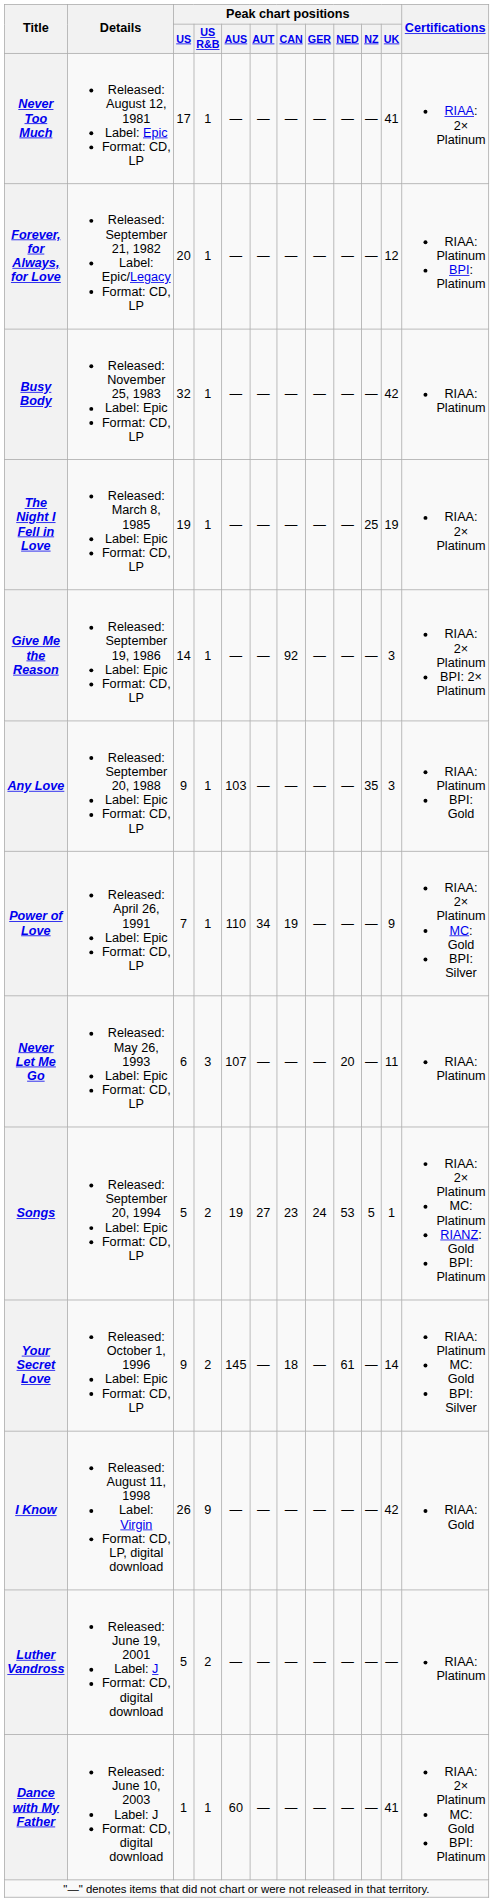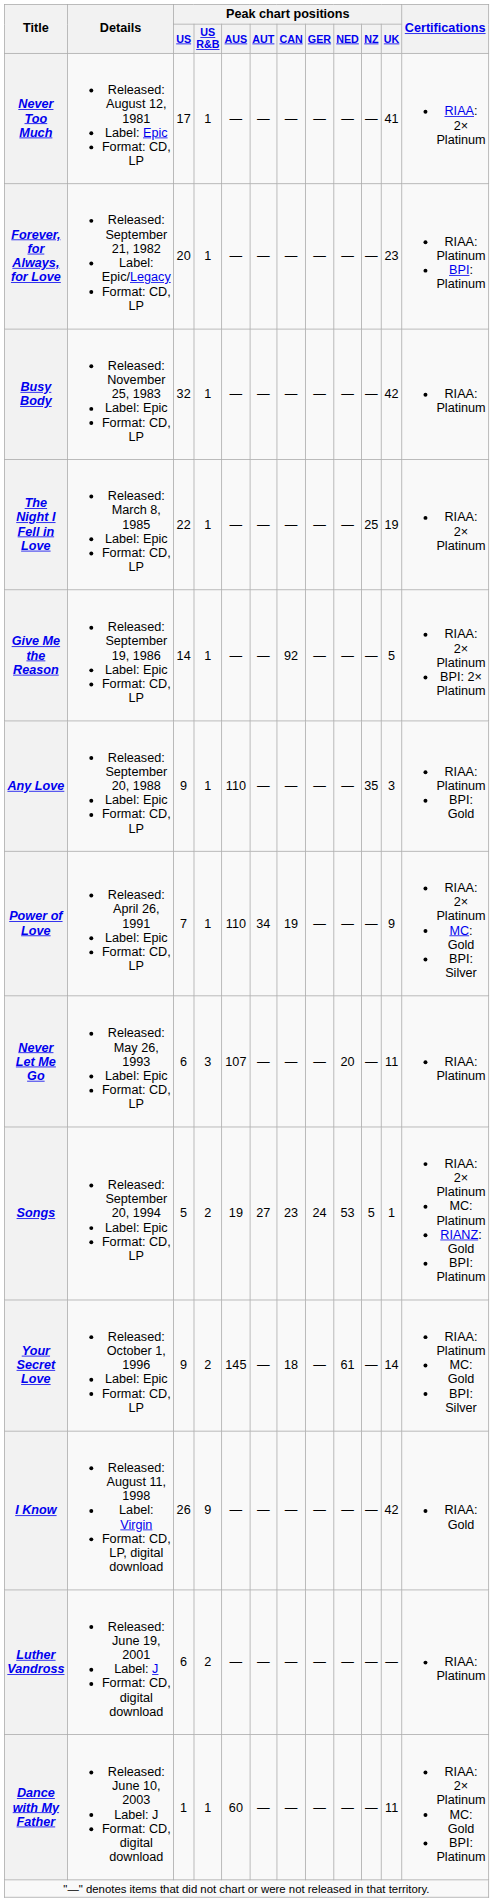(392, 256) 12 -> (392, 256) 23
(184, 524) 19 -> (184, 524) 22
(392, 655) 3 -> (392, 655) 5
(236, 786) 103 -> (236, 786) 110
(184, 1662) 5 -> (184, 1662) 6
(392, 1807) 41 -> (392, 1807) 11
